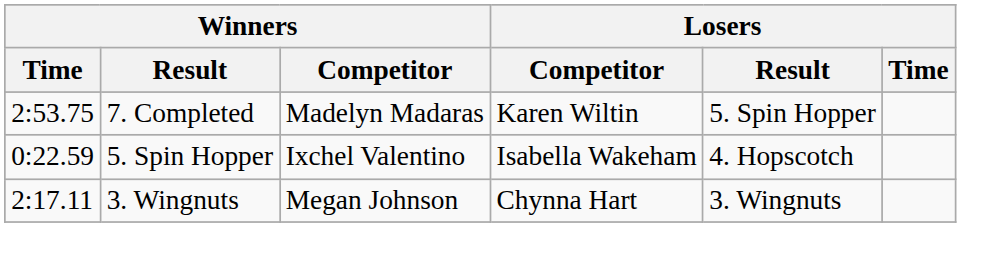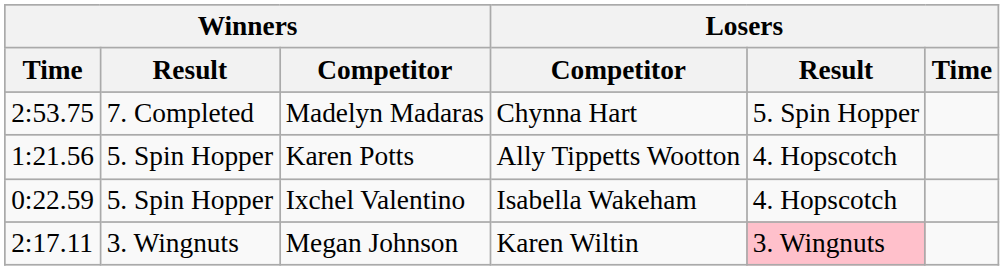(568, 112) Karen Wiltin -> (567, 112) Chynna Hart
+ row: (350, 156)
(567, 199) Chynna Hart -> (568, 243) Karen Wiltin
(775, 199) no background -> (819, 243) pink background
